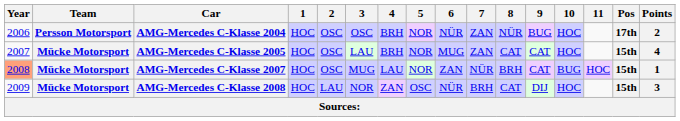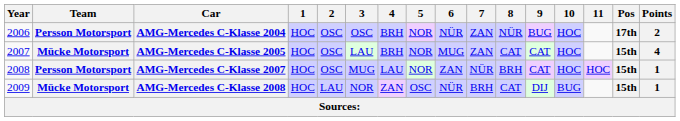(18, 69) lightsalmon background -> (18, 69) no background
(83, 69) Mücke Motorsport -> (83, 69) Persson Motorsport
(569, 69) BUG -> (569, 69) HOC
(569, 87) HOC -> (569, 87) BUG
(657, 87) 3 -> (657, 87) 1
